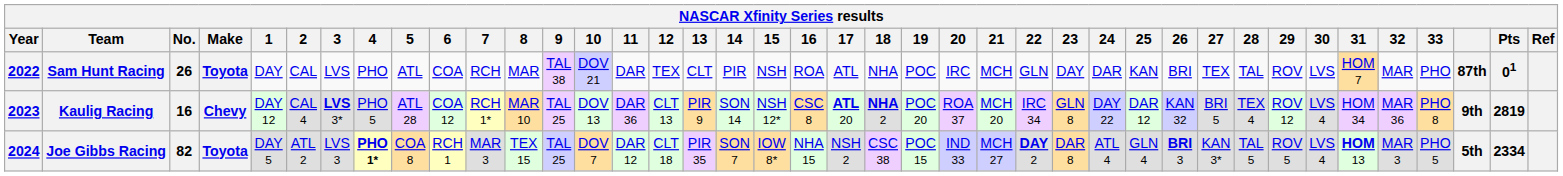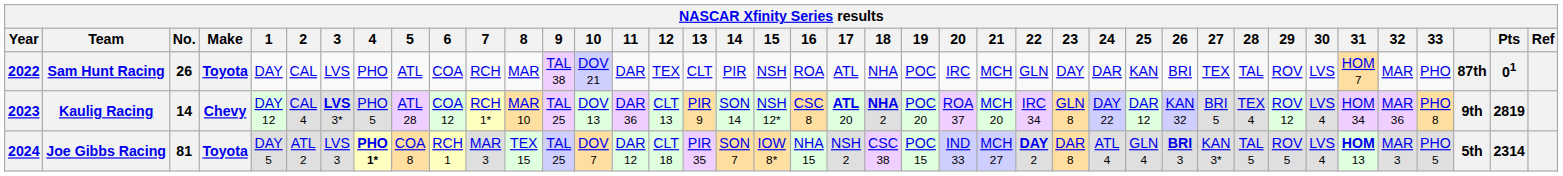(184, 111) 16 -> (184, 111) 14
(184, 151) 82 -> (184, 151) 81
(1509, 151) 2334 -> (1509, 151) 2314
